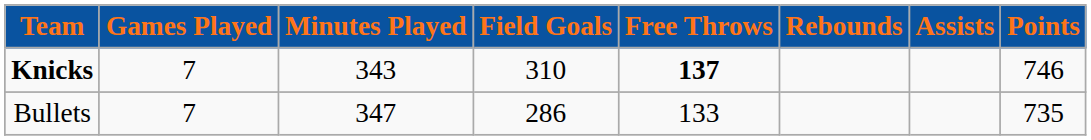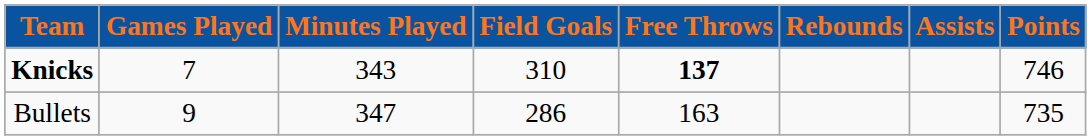(189, 112) 7 -> (189, 112) 9
(699, 112) 133 -> (699, 112) 163
